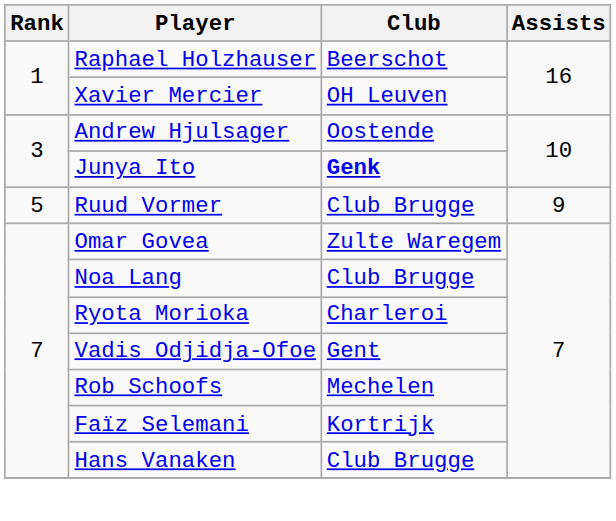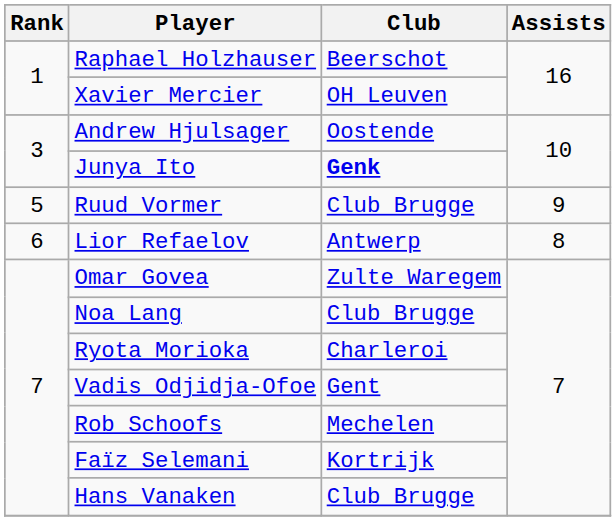+ row: (162, 242)
